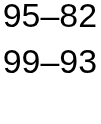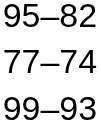+ row: (50, 61)
